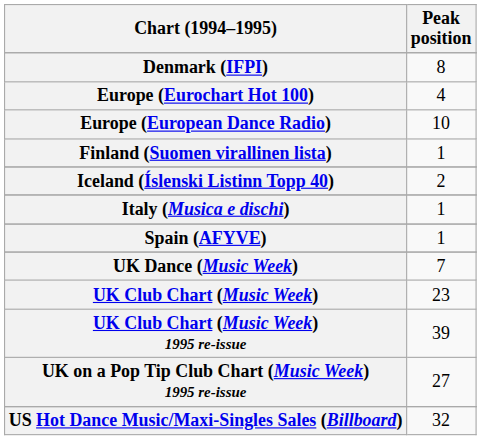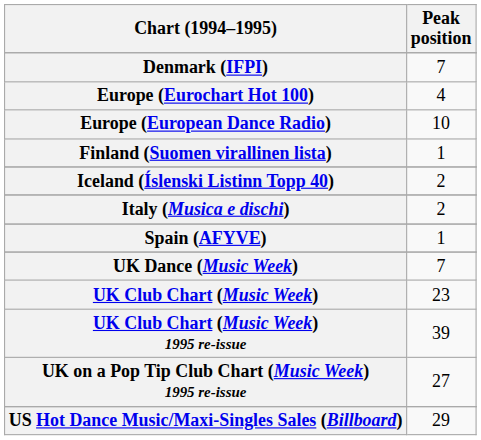(441, 67) 8 -> (441, 67) 7
(441, 209) 1 -> (441, 209) 2
(441, 420) 32 -> (441, 420) 29
